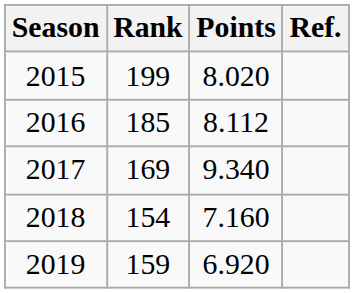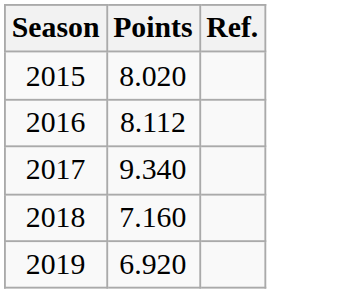- column: (148, 28)
